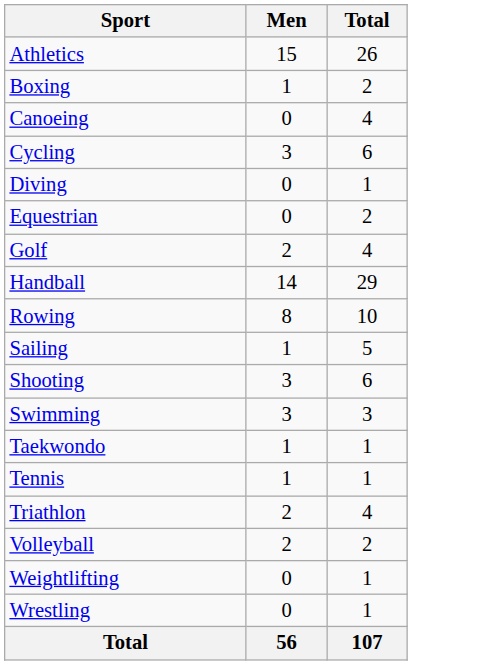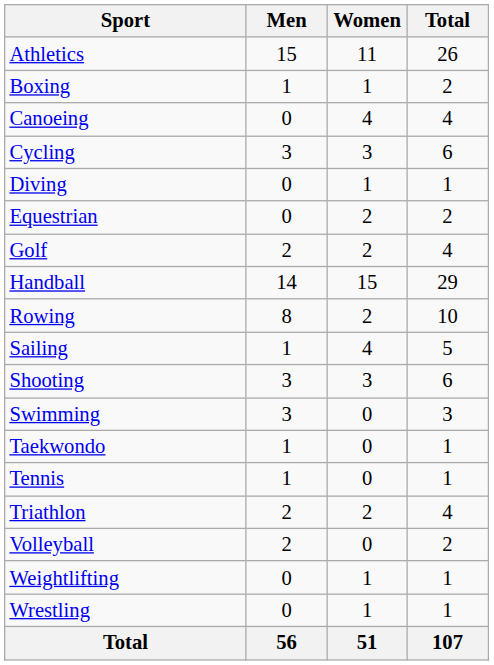+ column: (367, 20)
